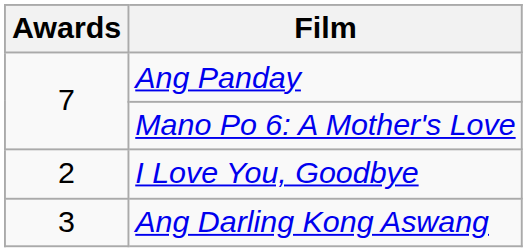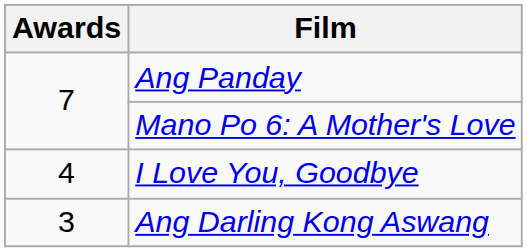(67, 173) 2 -> (67, 173) 4
